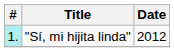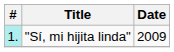(152, 36) 2012 -> (152, 36) 2009
